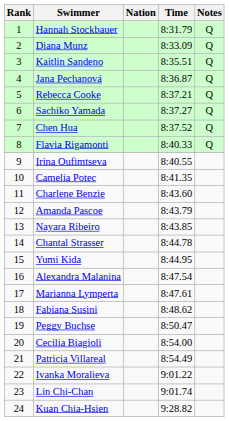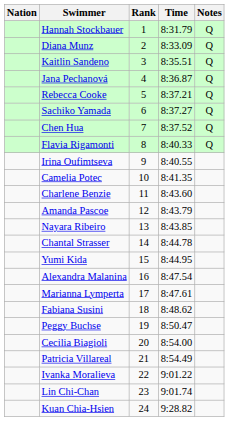columns swapped: (19, 12) <-> (141, 12)
